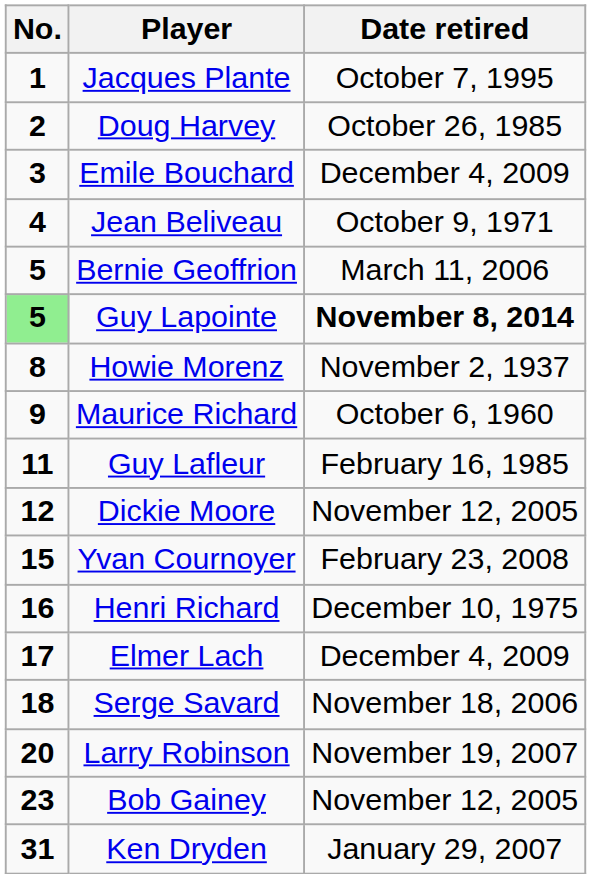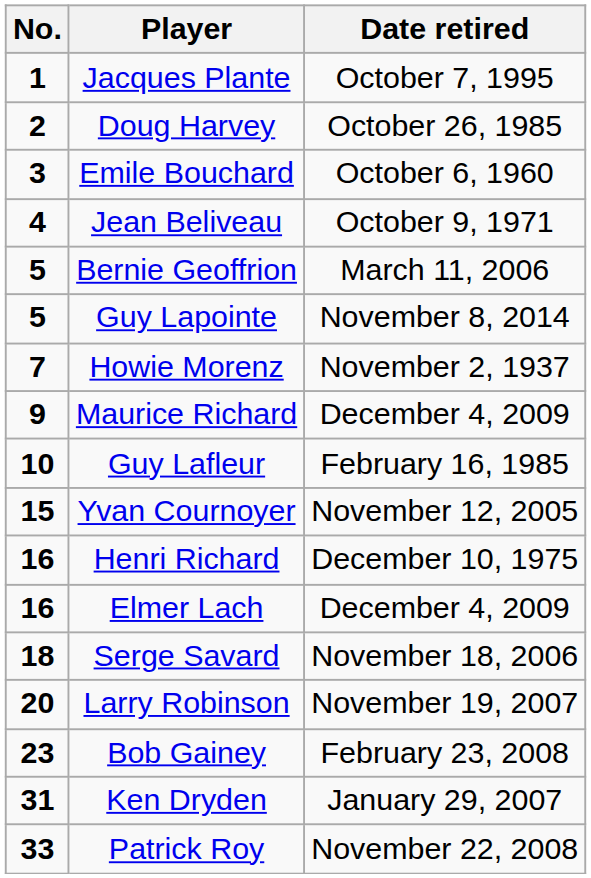(445, 173) December 4, 2009 -> (445, 173) October 6, 1960
(37, 318) lightgreen background -> (37, 318) no background
(445, 318) bold -> (445, 318) normal
(37, 366) 8 -> (37, 366) 7
(445, 414) October 6, 1960 -> (445, 414) December 4, 2009
(37, 462) 11 -> (37, 462) 10
- row: (187, 511)
(445, 559) February 23, 2008 -> (445, 511) November 12, 2005
(37, 655) 17 -> (37, 607) 16
(445, 800) November 12, 2005 -> (445, 752) February 23, 2008
+ row: (187, 848)
